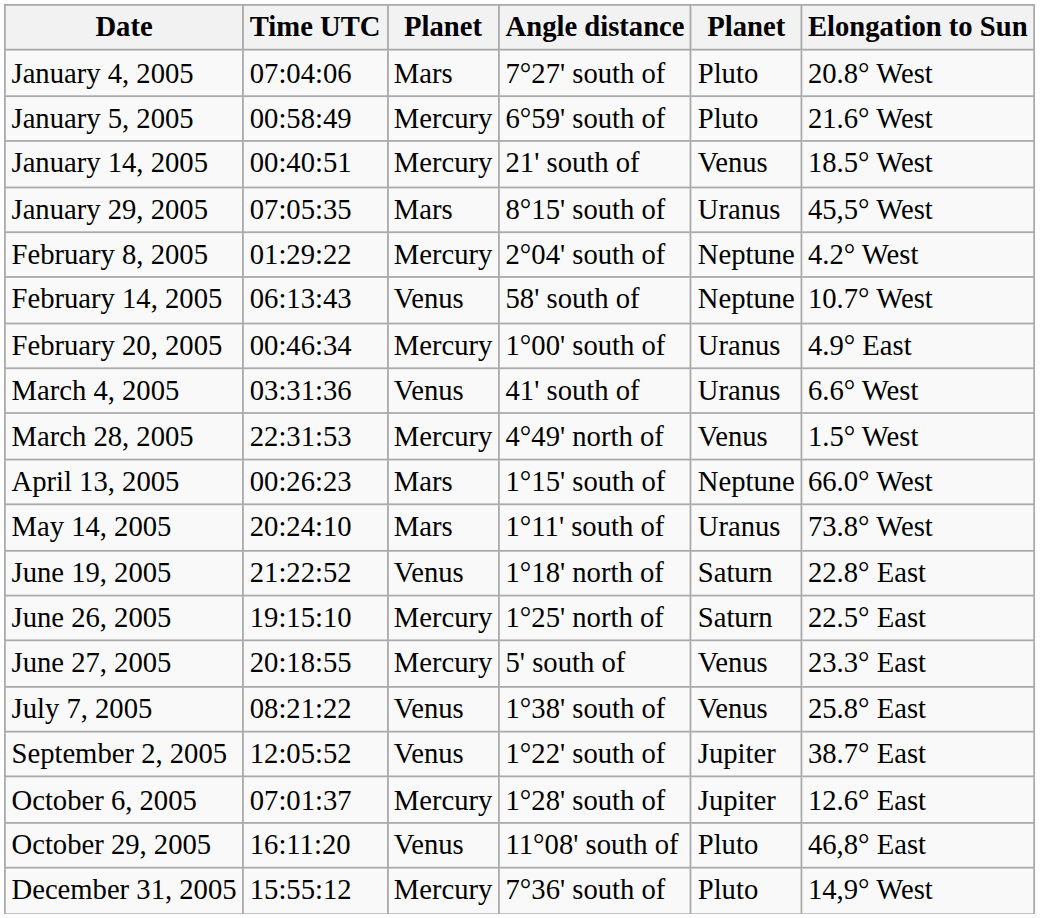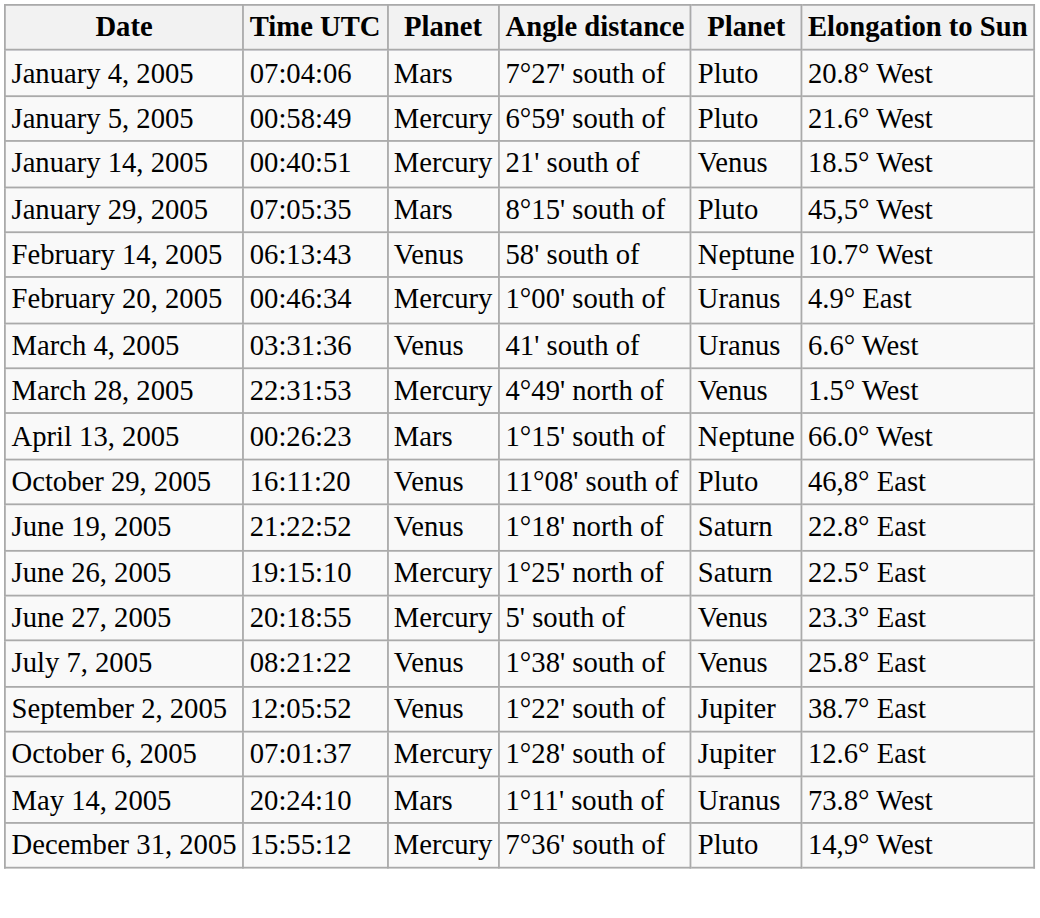(739, 208) Uranus -> (728, 208) Pluto
- row: (110, 254)
rows swapped: (91, 526) <-> (111, 844)
